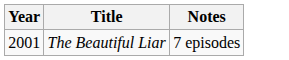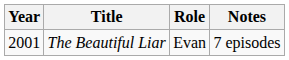+ column: (190, 17)
